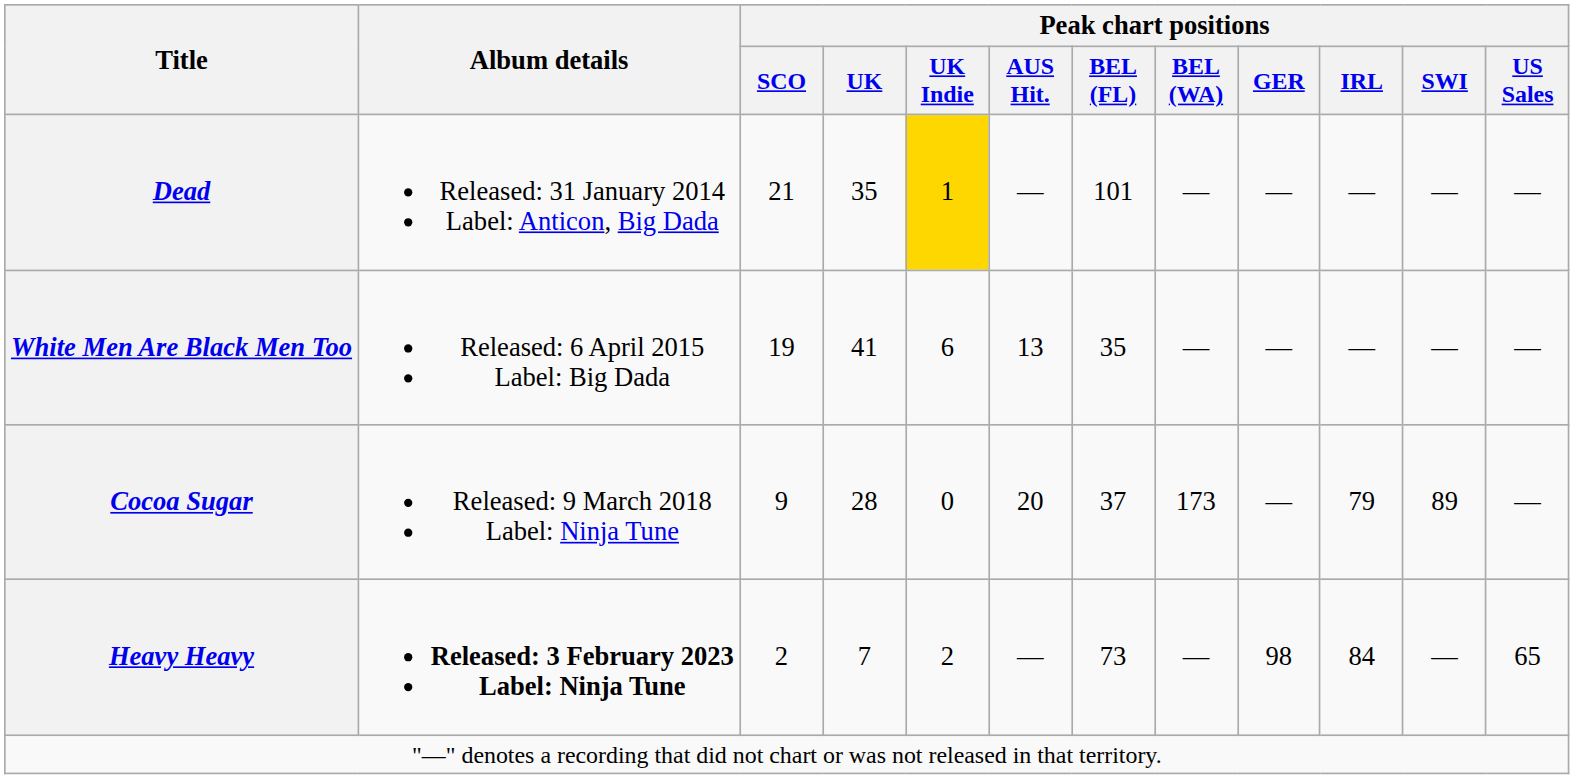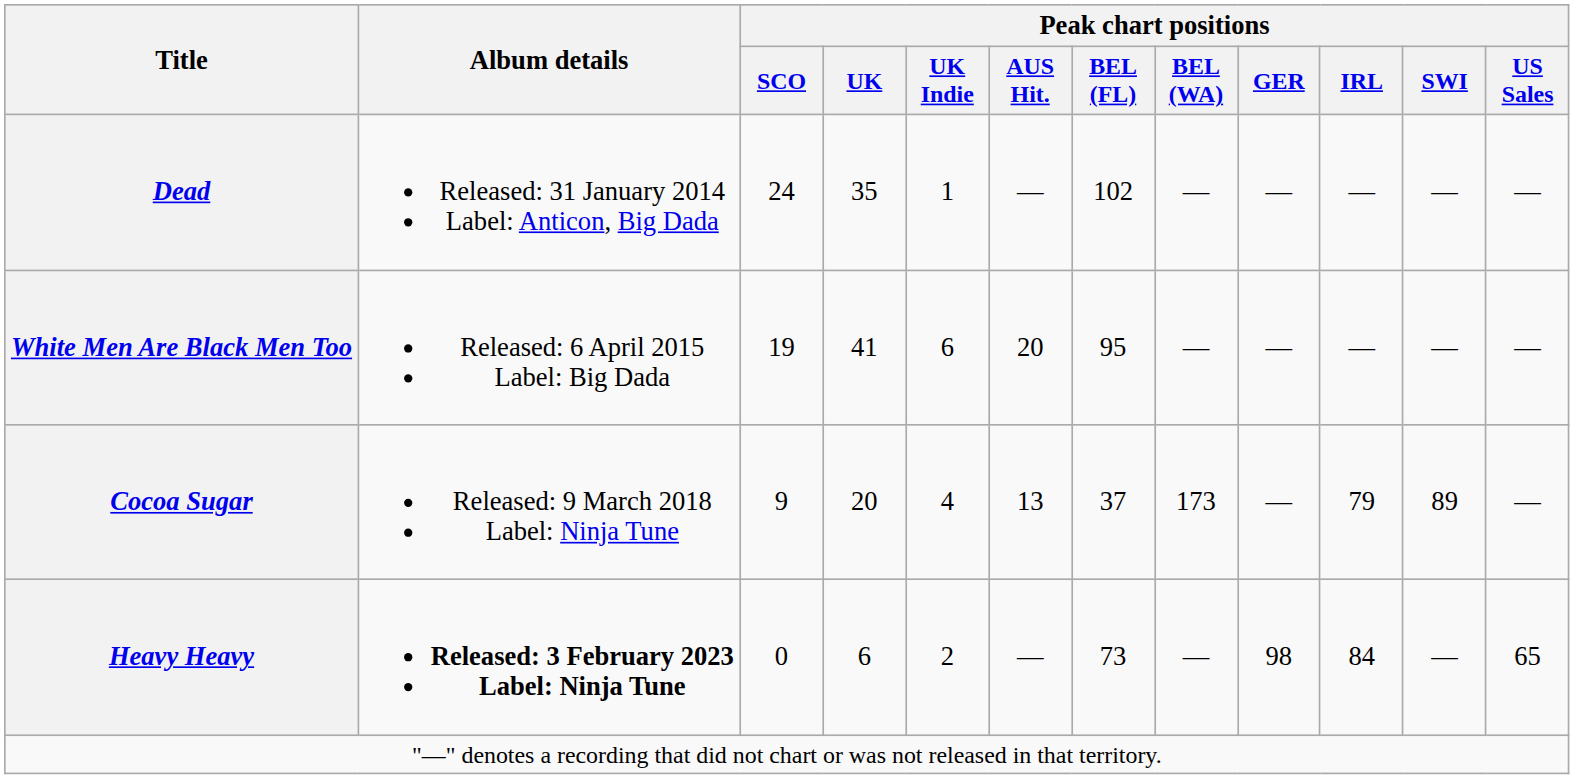(781, 191) 21 -> (781, 191) 24
(947, 191) gold background -> (947, 191) no background
(1113, 191) 101 -> (1113, 191) 102
(1030, 346) 13 -> (1030, 346) 20
(1113, 346) 35 -> (1113, 346) 95
(864, 501) 28 -> (864, 501) 20
(947, 501) 0 -> (947, 501) 4
(1030, 501) 20 -> (1030, 501) 13
(781, 656) 2 -> (781, 656) 0
(864, 656) 7 -> (864, 656) 6
